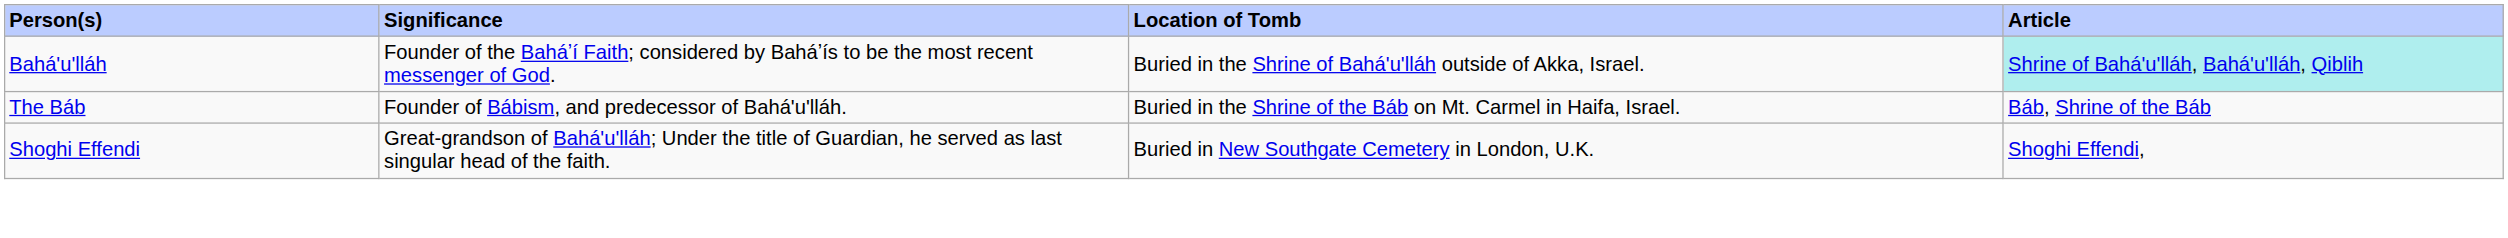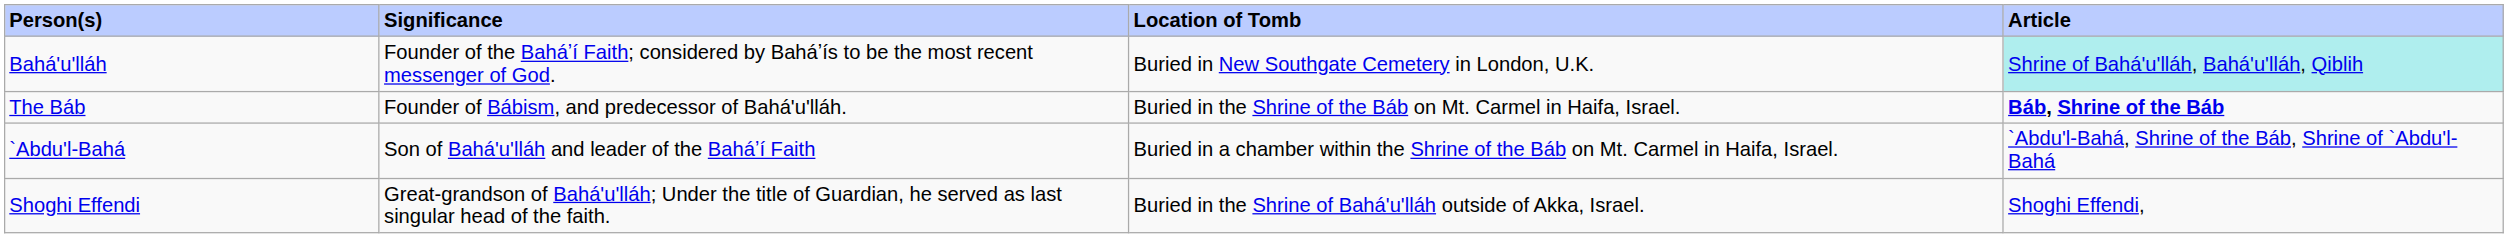(1389, 63) Buried in the Shrine of Bahá'u'lláh outside of Akka, Israel. -> (1364, 63) Buried in New Southgate Cemetery in London, U.K.
(2110, 107) normal -> (2116, 107) bold
+ row: (67, 150)
(1364, 150) Buried in New Southgate Cemetery in London, U.K. -> (1389, 205) Buried in the Shrine of Bahá'u'lláh outside of Akka, Israel.
